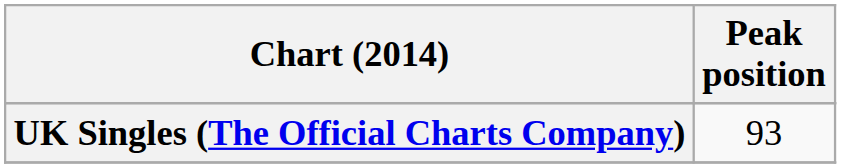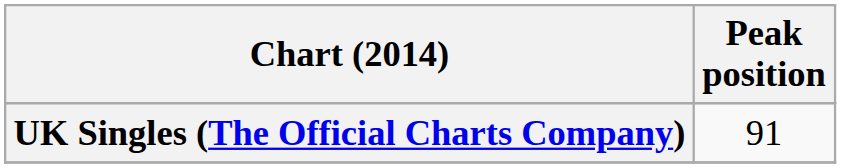(764, 132) 93 -> (764, 132) 91
